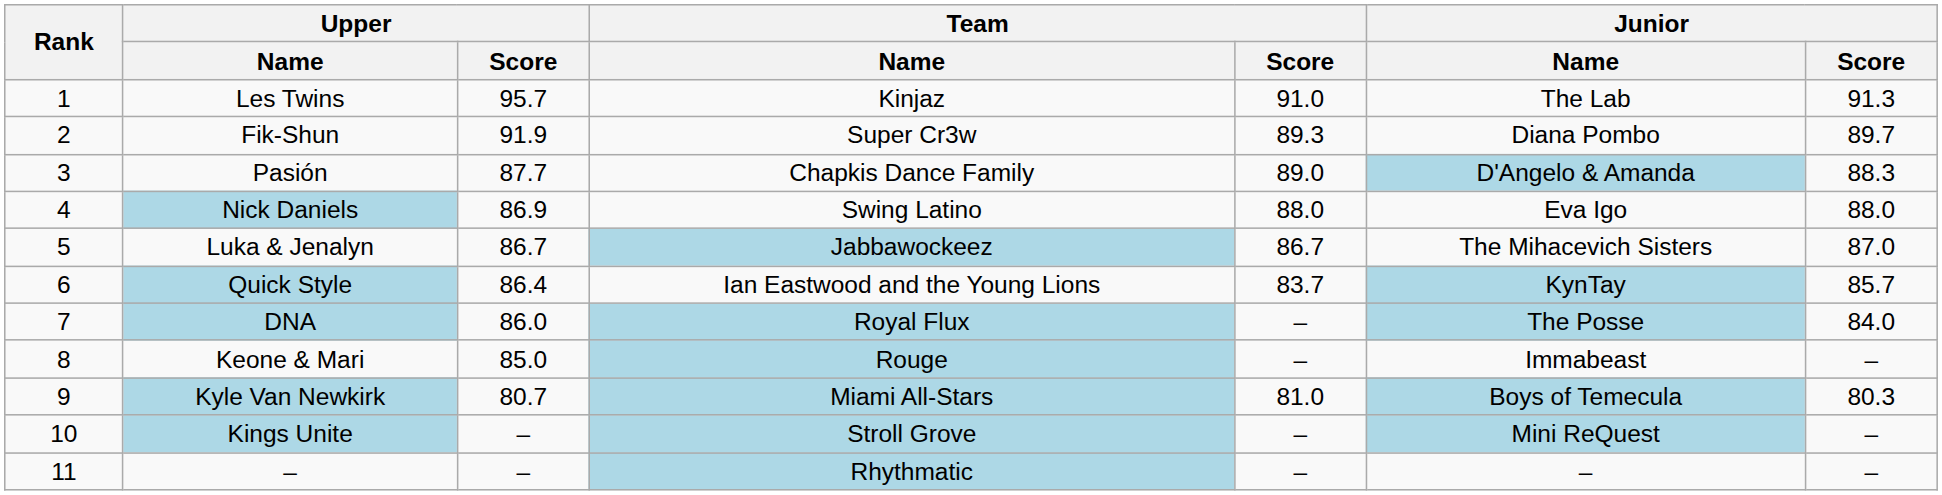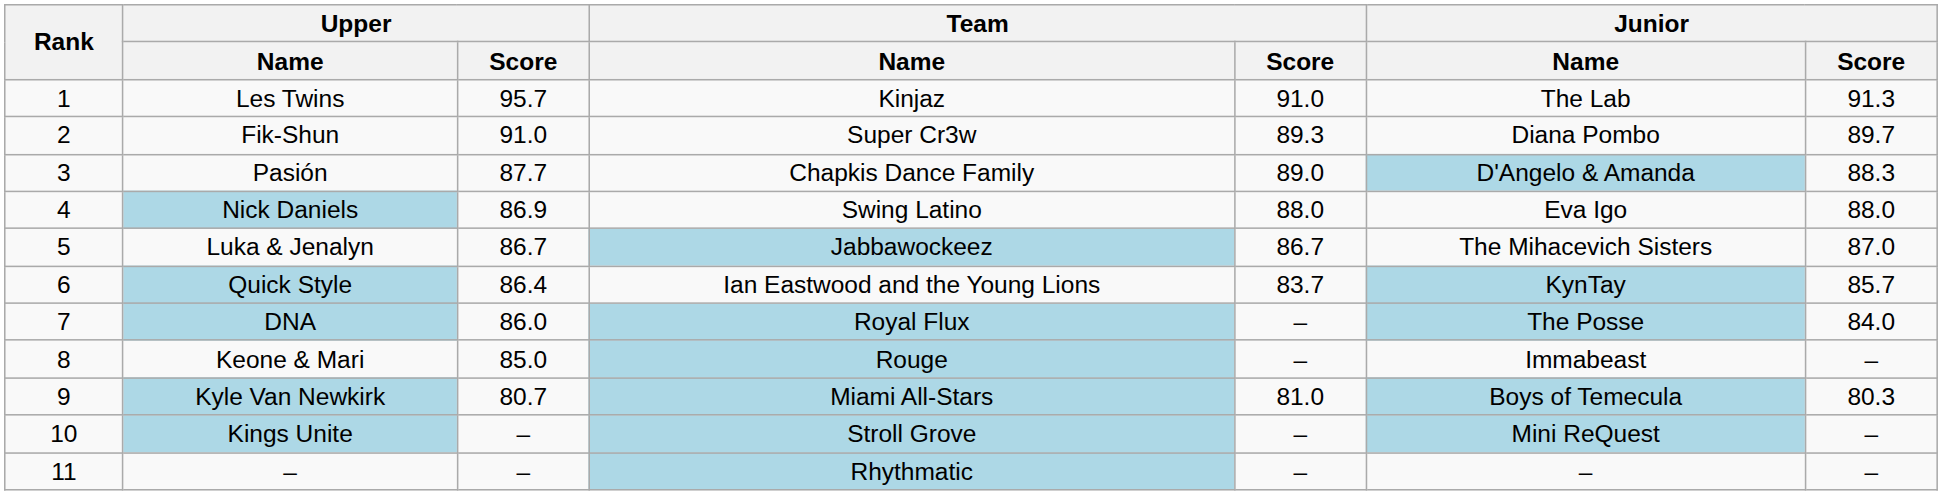(523, 135) 91.9 -> (523, 135) 91.0
